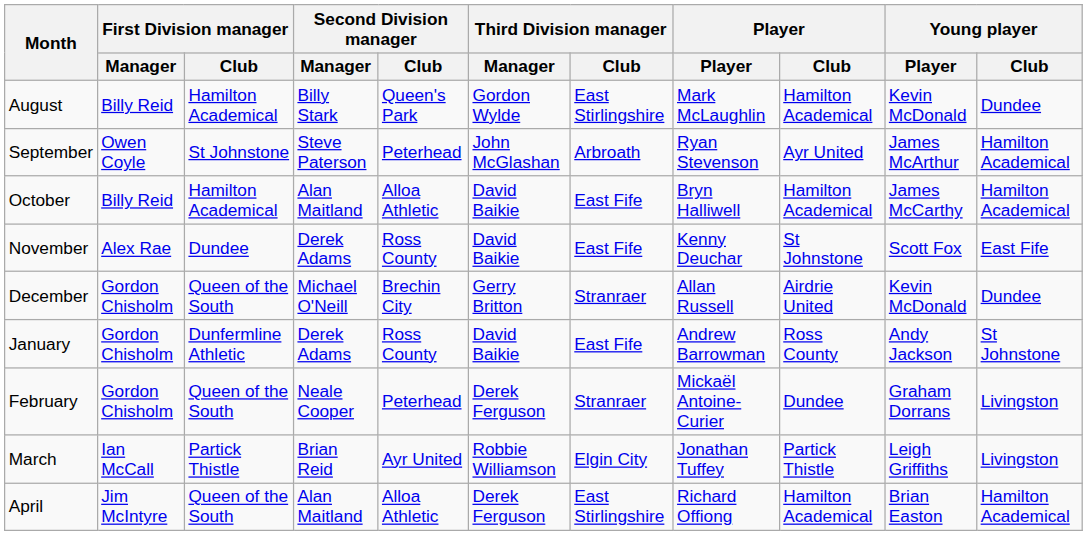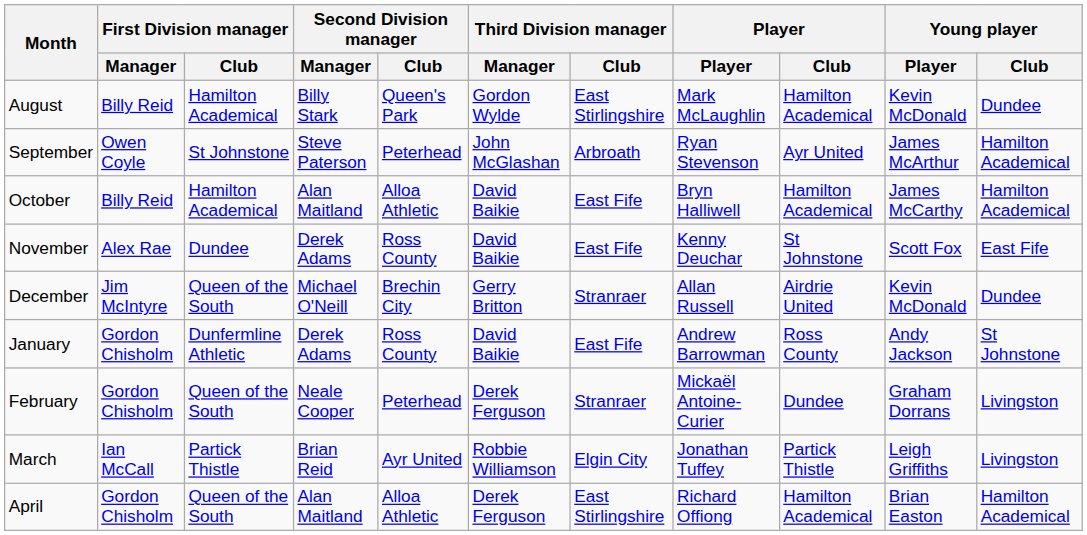(137, 296) Gordon Chisholm -> (134, 296) Jim McIntyre
(134, 507) Jim McIntyre -> (137, 507) Gordon Chisholm
